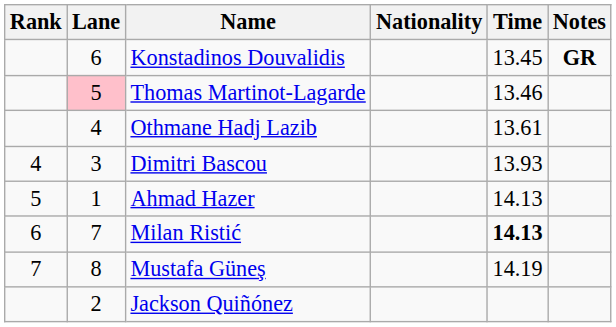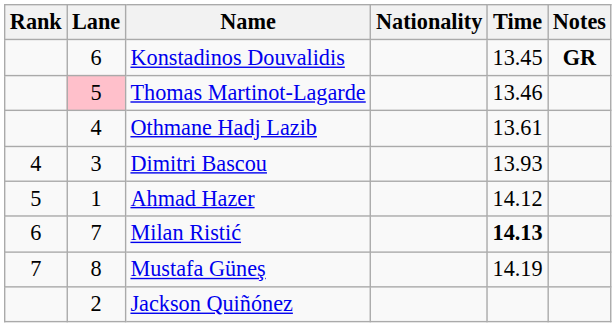(518, 198) 14.13 -> (518, 198) 14.12
